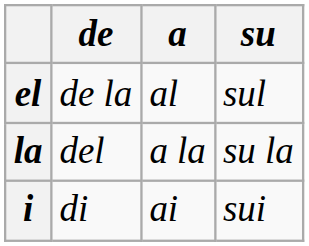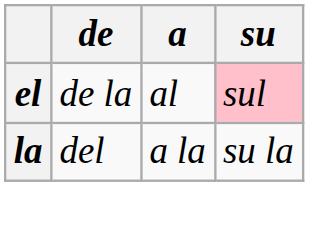(244, 92) no background -> (244, 92) pink background
- row: (28, 209)
